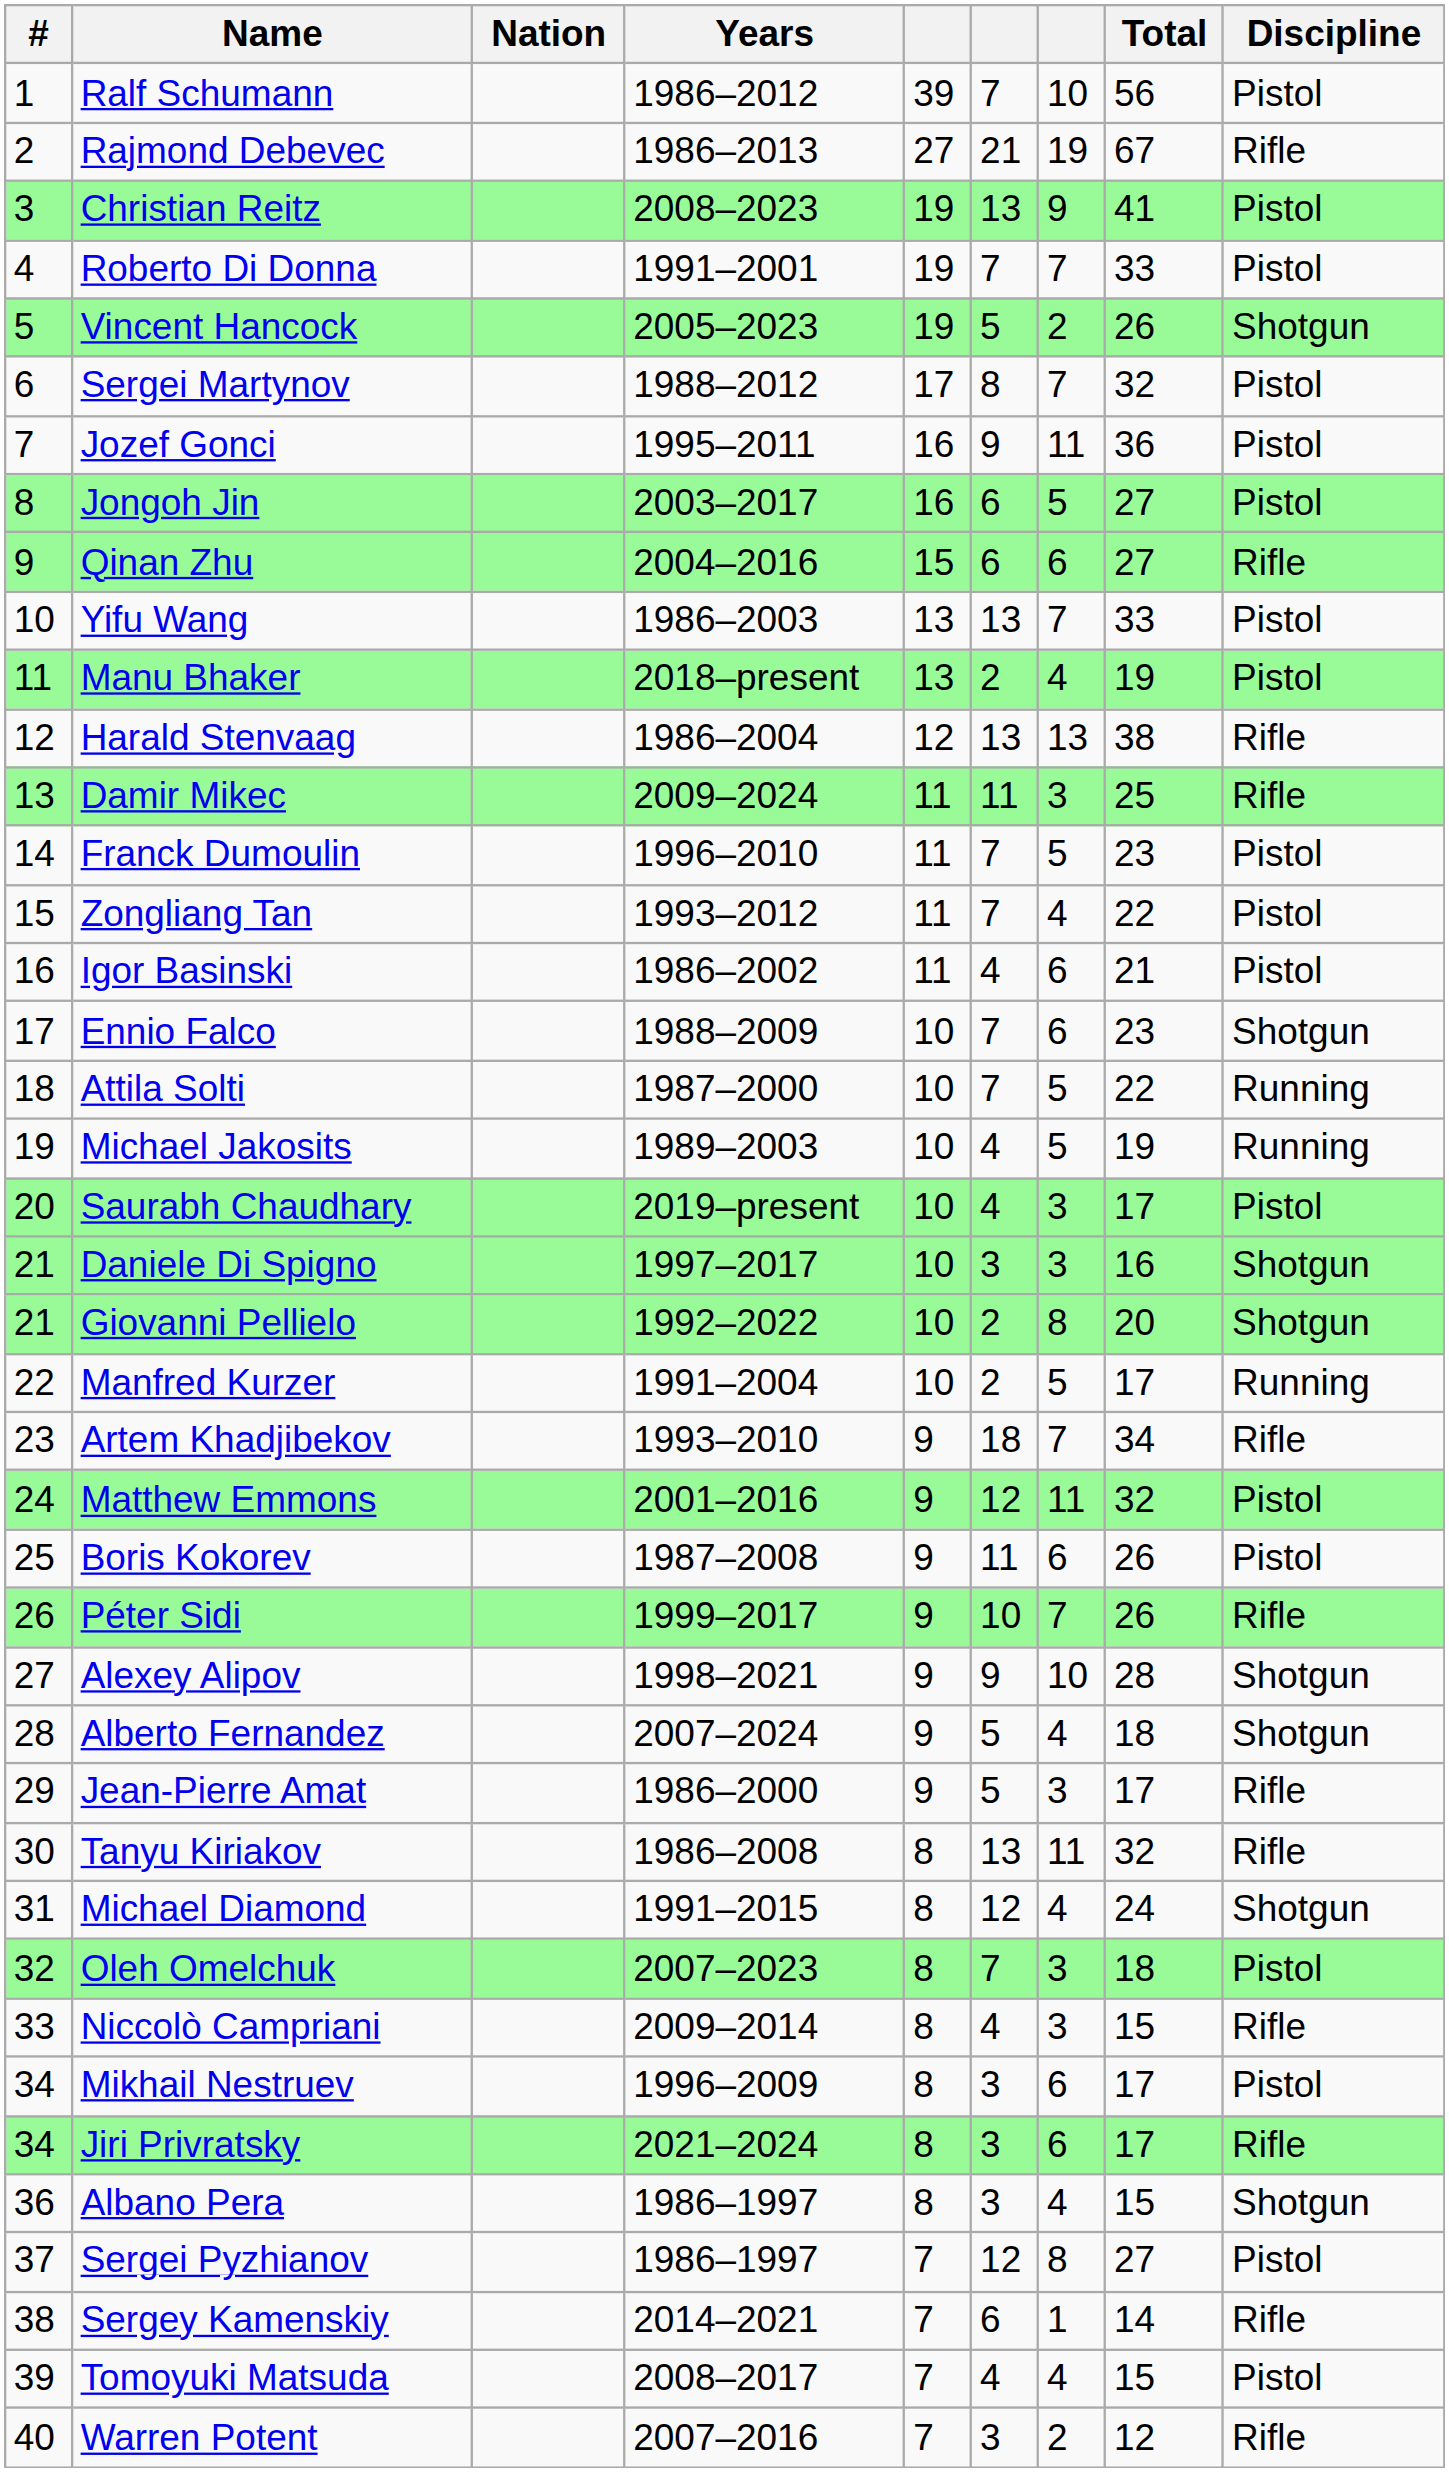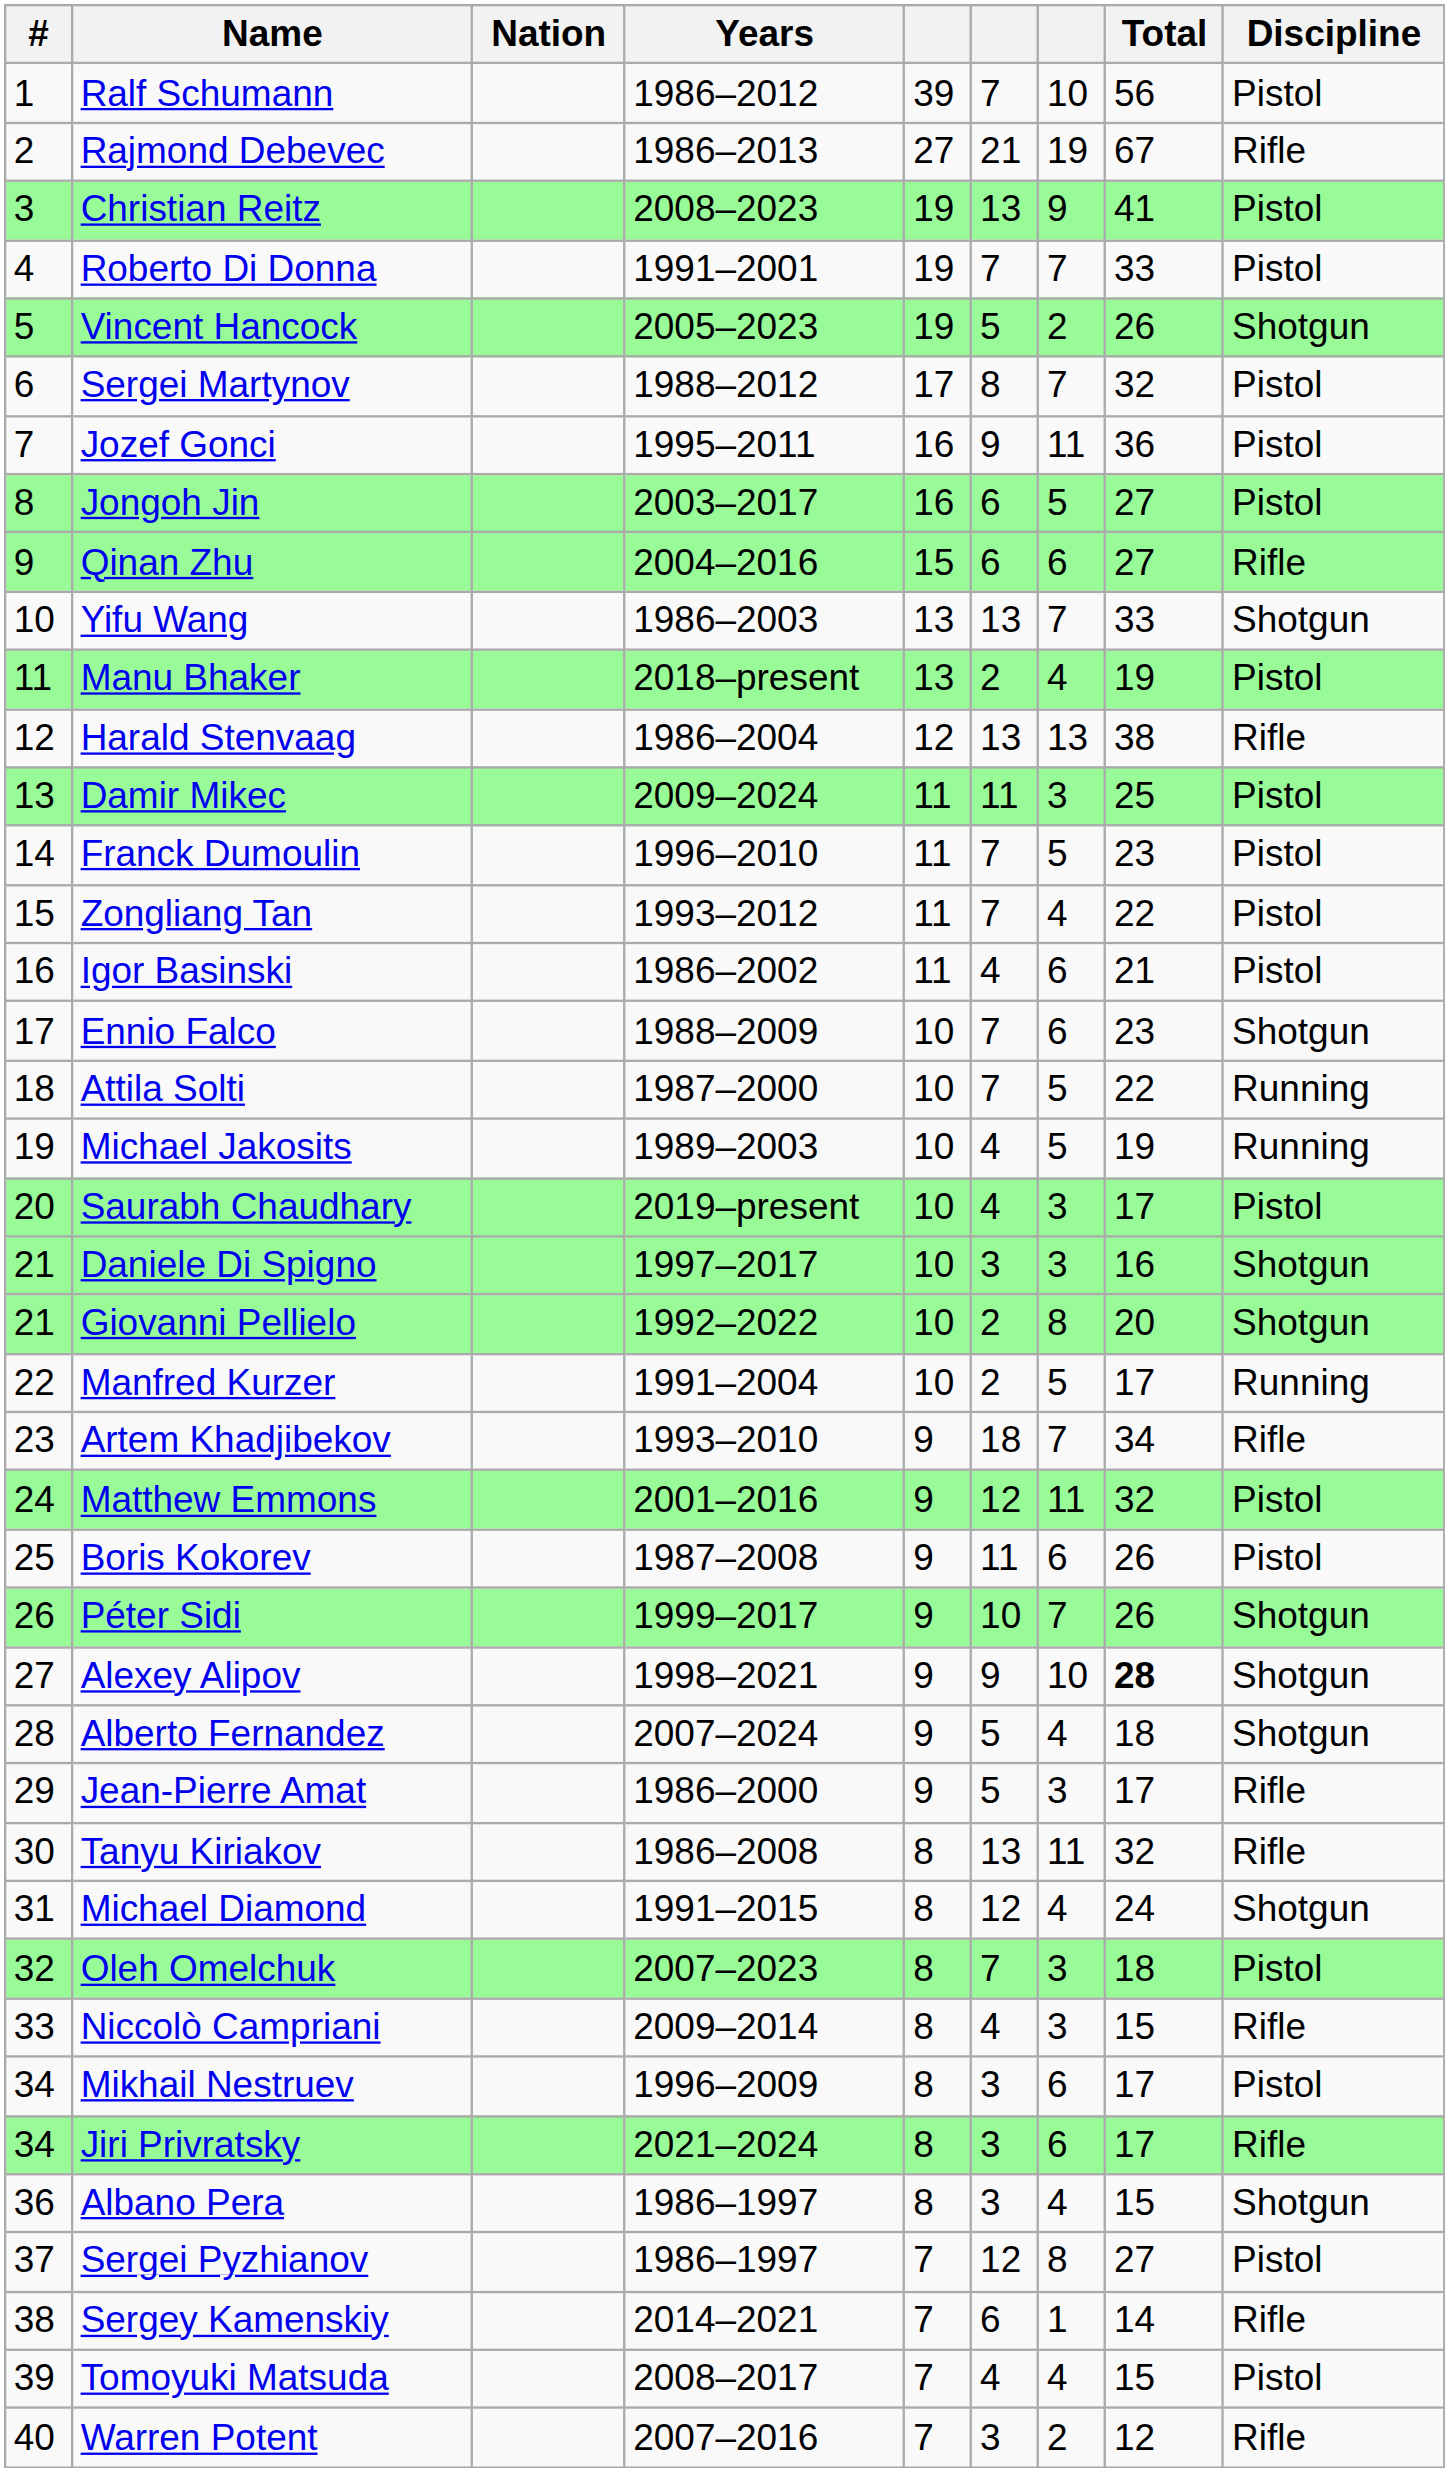(1277, 619) Pistol -> (1301, 619) Shotgun
(1269, 795) Rifle -> (1277, 795) Pistol
(1269, 1616) Rifle -> (1301, 1616) Shotgun
(1135, 1675) normal -> (1135, 1675) bold
